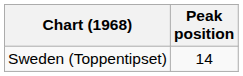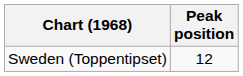(204, 58) 14 -> (204, 58) 12
